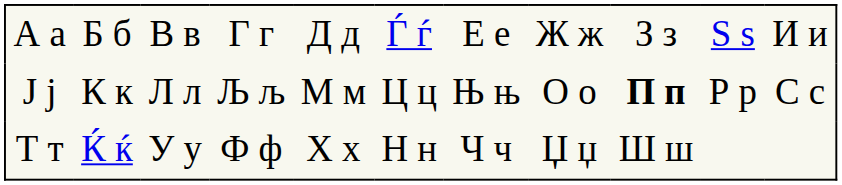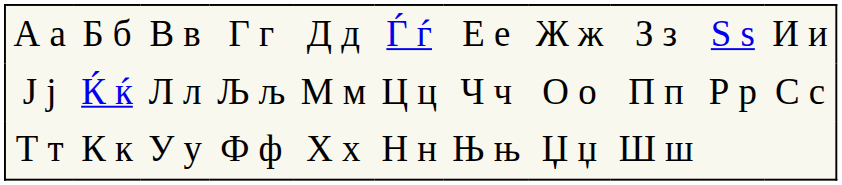(107, 91) К к -> (107, 91) Ќ ќ
(486, 91) Њ њ -> (486, 91) Ч ч
(656, 91) bold -> (656, 91) normal
(107, 149) Ќ ќ -> (107, 149) К к
(486, 149) Ч ч -> (486, 149) Њ њ
